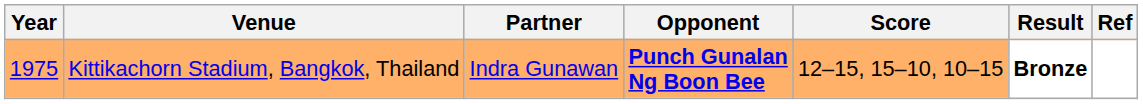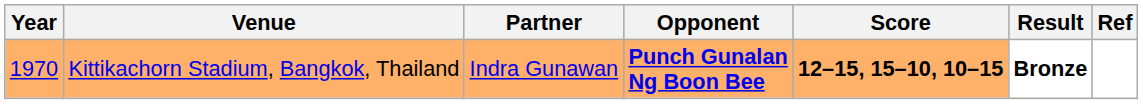(34, 69) 1975 -> (34, 69) 1970
(901, 69) normal -> (901, 69) bold
